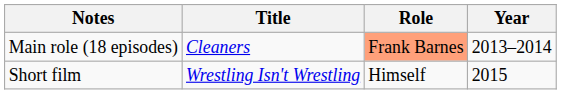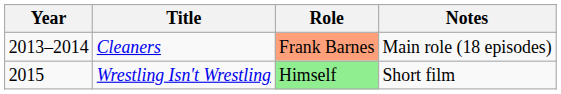columns swapped: (512, 18) <-> (93, 18)
(397, 74) no background -> (308, 74) lightgreen background
